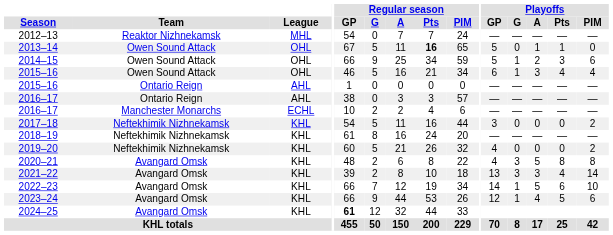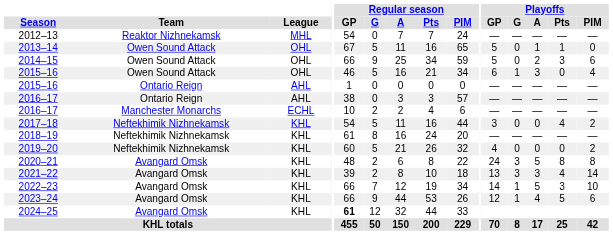(431, 48) bold -> (431, 48) normal
(517, 60) 1 -> (517, 60) 0
(562, 73) 4 -> (562, 73) 0
(562, 123) 0 -> (562, 123) 4
(494, 161) 4 -> (494, 161) 24
(562, 186) 6 -> (562, 186) 3
